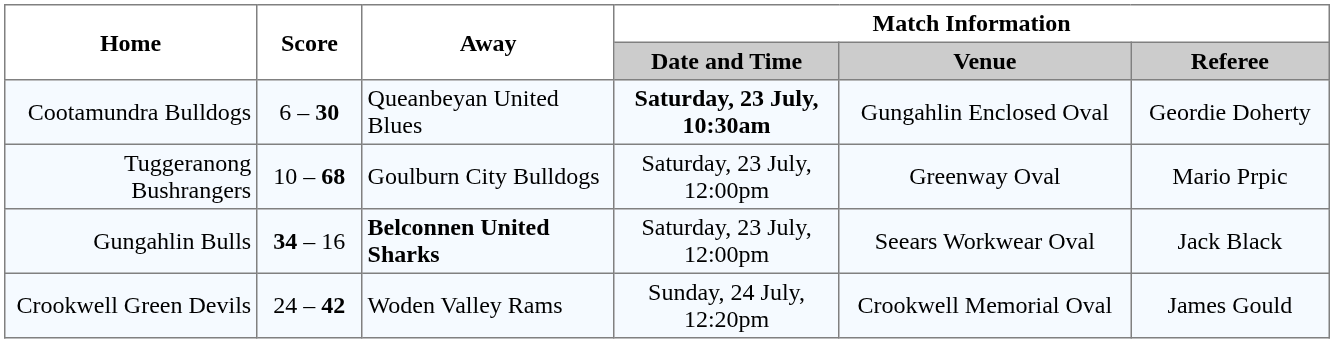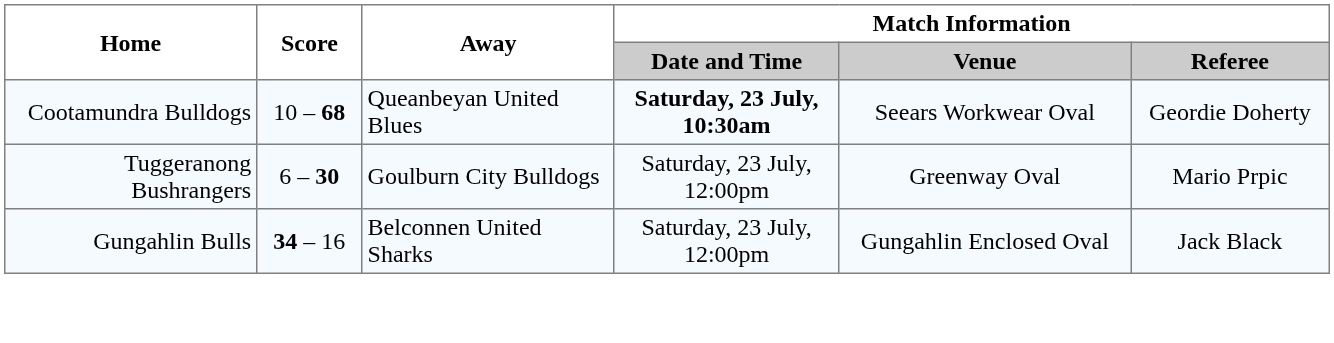(309, 111) 6 – 30 -> (309, 111) 10 – 68
(985, 111) Gungahlin Enclosed Oval -> (985, 111) Seears Workwear Oval
(309, 176) 10 – 68 -> (309, 176) 6 – 30
(459, 240) bold -> (455, 240) normal
(985, 240) Seears Workwear Oval -> (985, 240) Gungahlin Enclosed Oval
- row: (134, 305)
